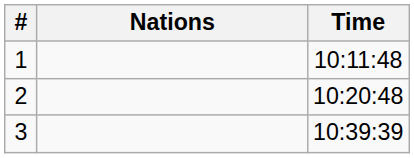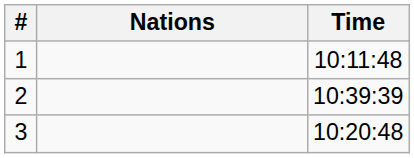(358, 96) 10:20:48 -> (358, 96) 10:39:39
(358, 133) 10:39:39 -> (358, 133) 10:20:48
